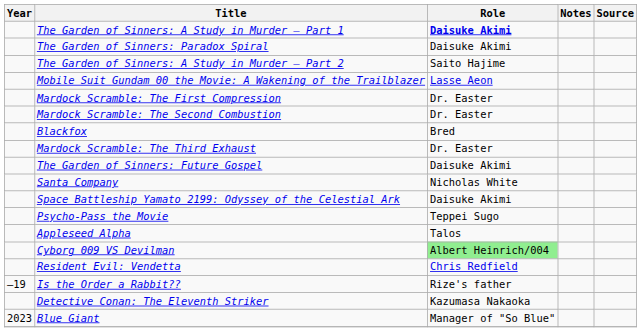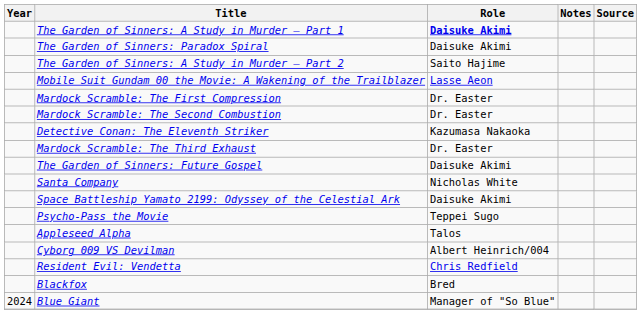rows swapped: (153, 301) <-> (62, 132)
(490, 250) lightgreen background -> (490, 250) no background
- row: (109, 284)
(19, 318) 2023 -> (19, 301) 2024
